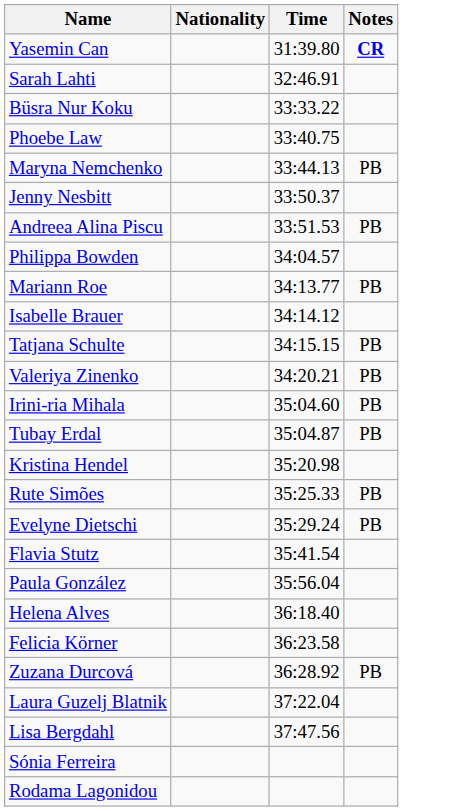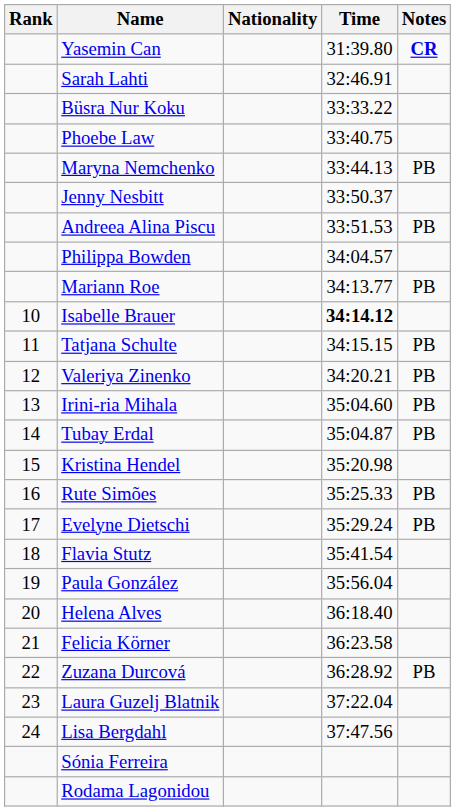+ column: (31, 19)
(307, 316) normal -> (360, 316) bold
